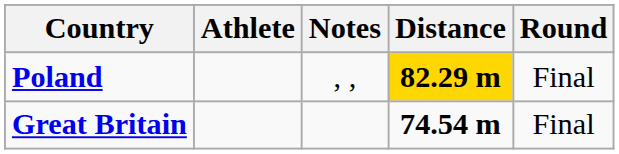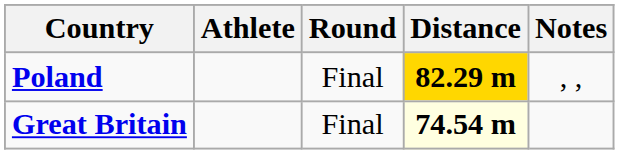columns swapped: (563, 28) <-> (345, 28)
(450, 124) no background -> (466, 124) lightyellow background
